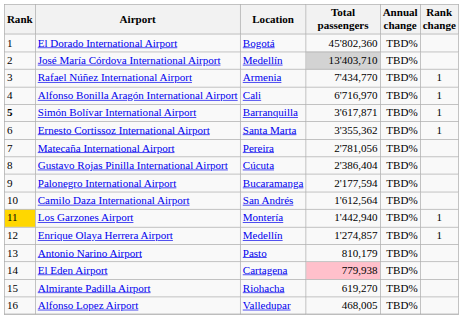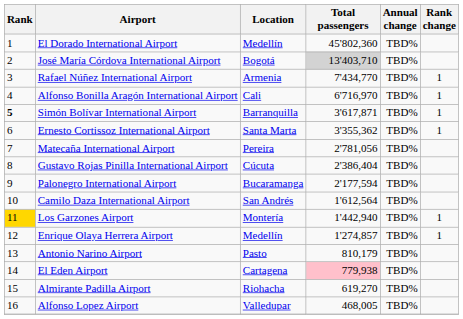(259, 43) Bogotá -> (263, 43) Medellín
(263, 60) Medellín -> (259, 60) Bogotá
